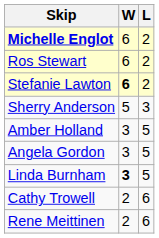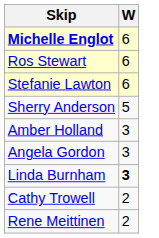- column: (146, 15)
(126, 84) bold -> (126, 84) normal
